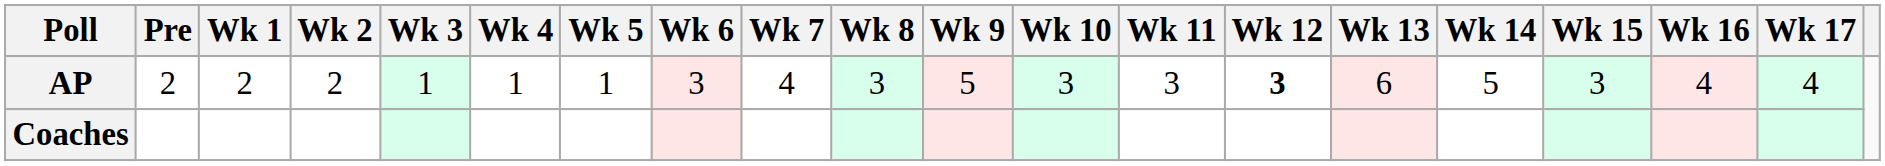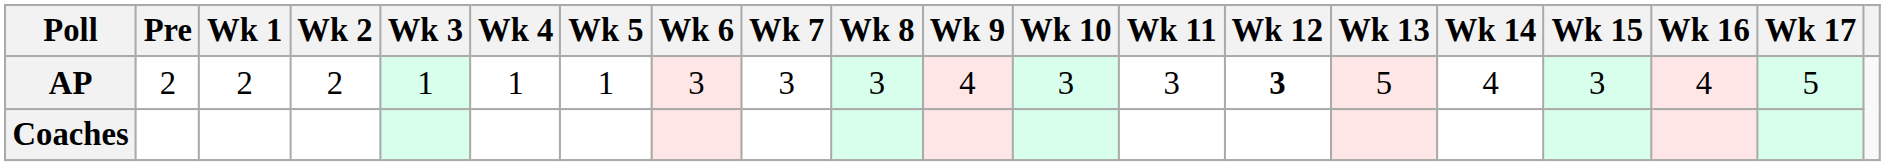(787, 82) 4 -> (787, 82) 3
(967, 82) 5 -> (967, 82) 4
(1384, 82) 6 -> (1384, 82) 5
(1491, 82) 5 -> (1491, 82) 4
(1811, 82) 4 -> (1811, 82) 5
